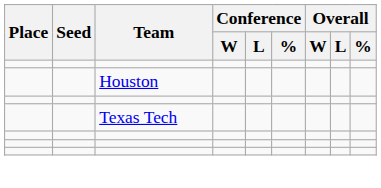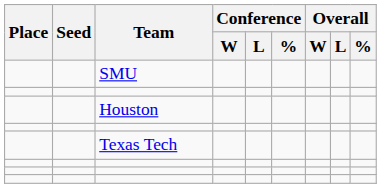+ row: (28, 74)
